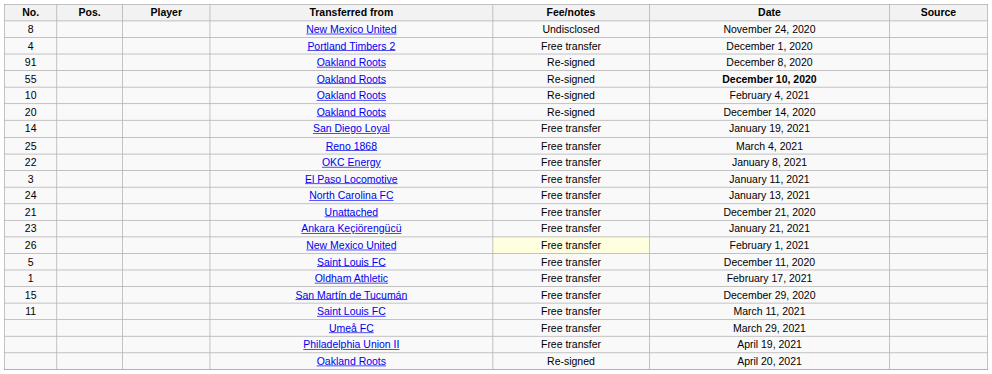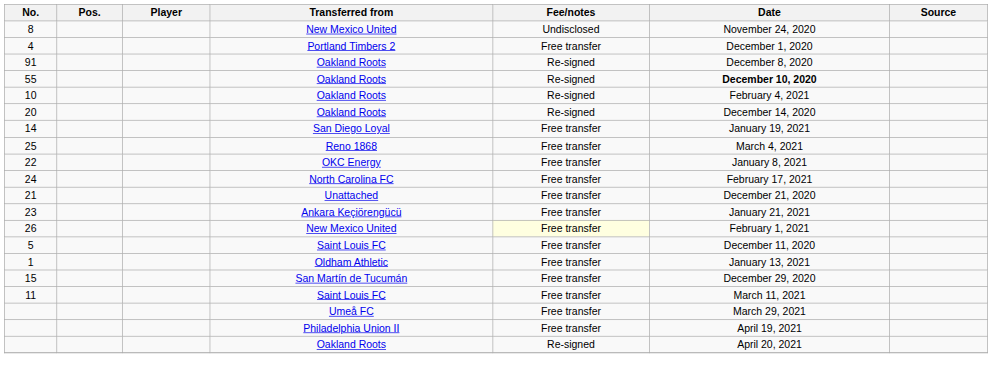- row: (31, 179)
(769, 195) January 13, 2021 -> (769, 179) February 17, 2021
(769, 278) February 17, 2021 -> (769, 262) January 13, 2021
